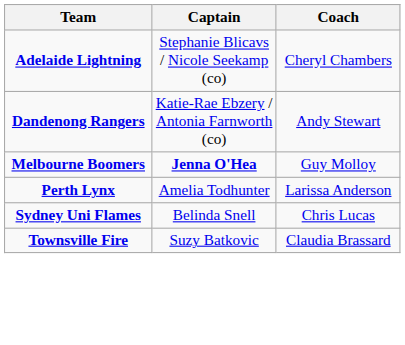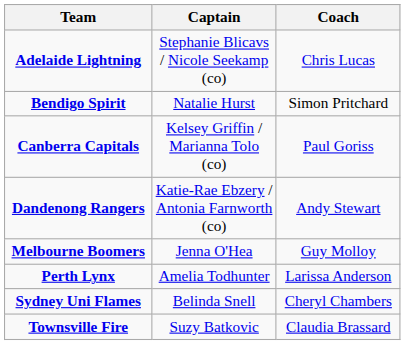(338, 60) Cheryl Chambers -> (338, 60) Chris Lucas
+ row: (78, 103)
+ row: (78, 147)
(214, 165) bold -> (214, 251) normal
(338, 215) Chris Lucas -> (338, 301) Cheryl Chambers
